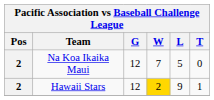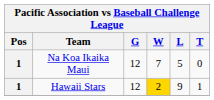(19, 64) 2 -> (19, 64) 1
(19, 86) 2 -> (19, 86) 1
